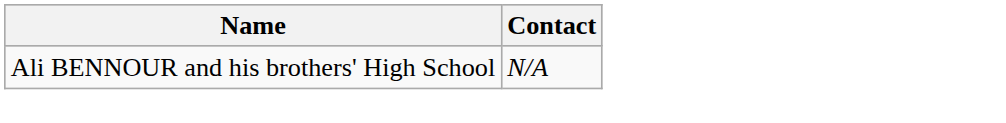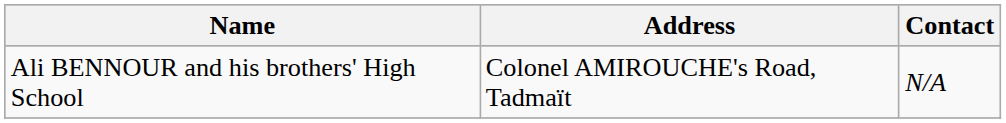+ column: (690, 25)
